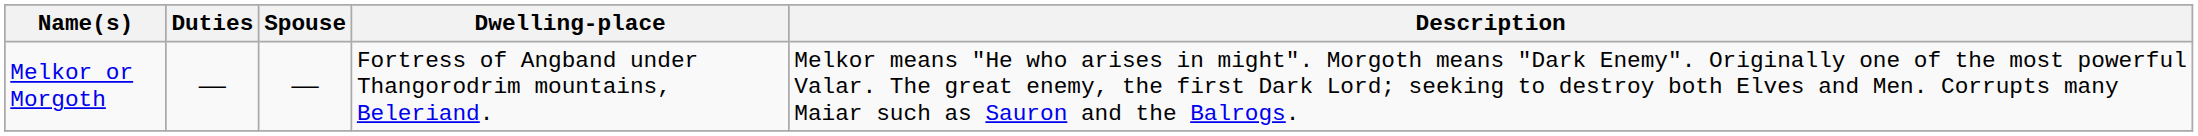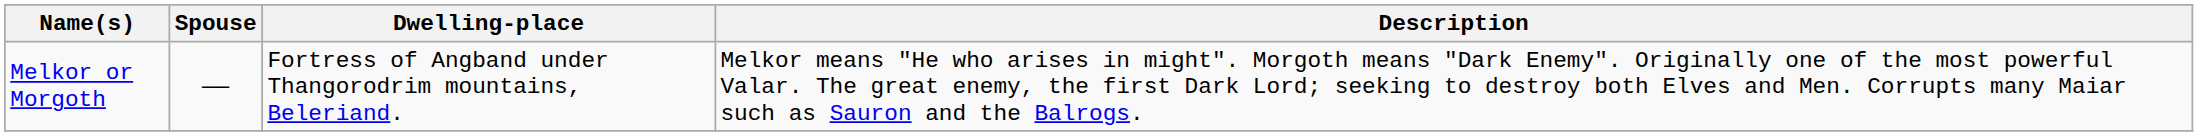- column: (212, 23)
